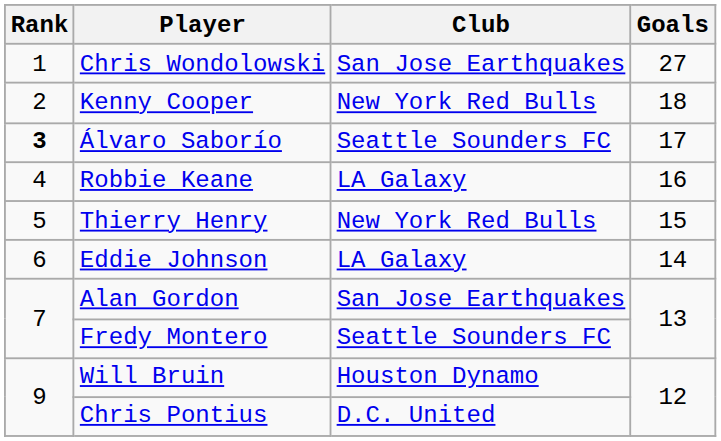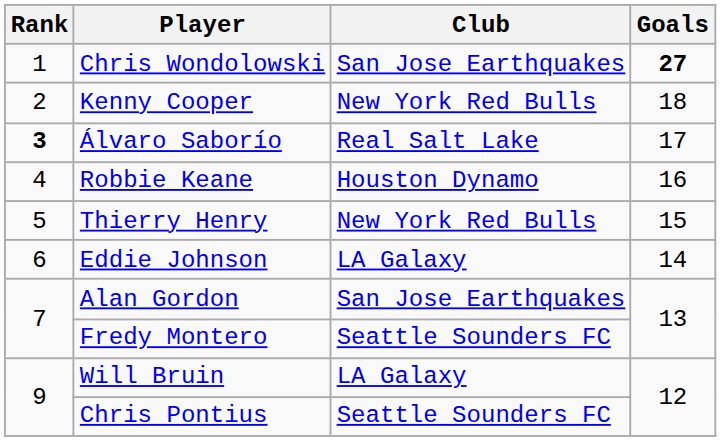(673, 64) normal -> (673, 64) bold
(474, 142) Seattle Sounders FC -> (438, 142) Real Salt Lake
(402, 181) LA Galaxy -> (438, 181) Houston Dynamo
(438, 377) Houston Dynamo -> (402, 377) LA Galaxy
(416, 416) D.C. United -> (474, 416) Seattle Sounders FC
